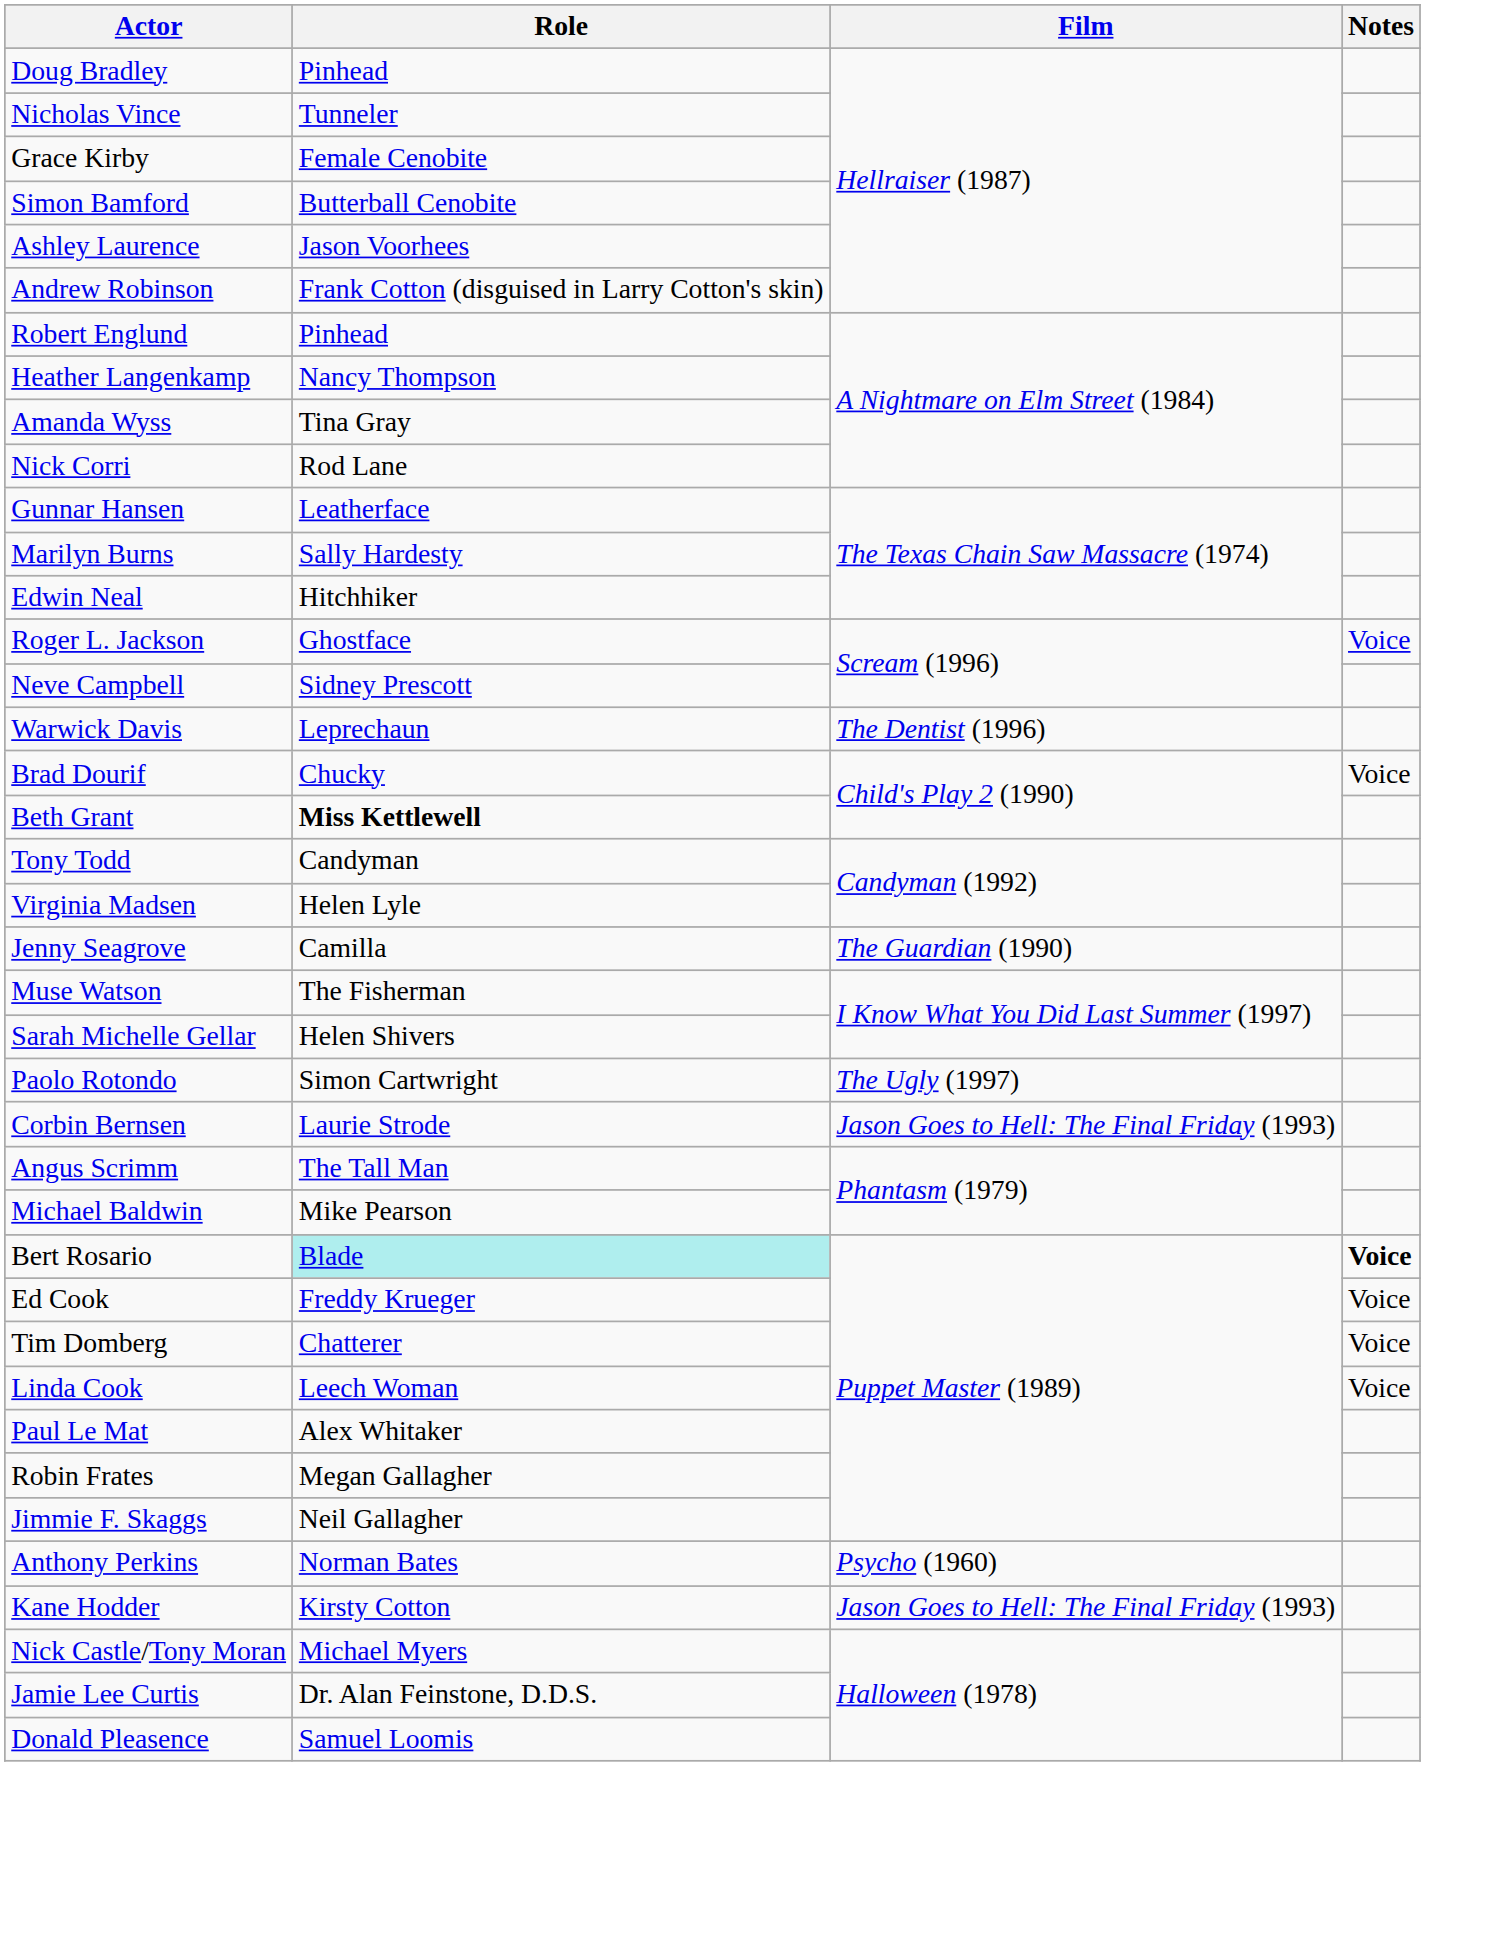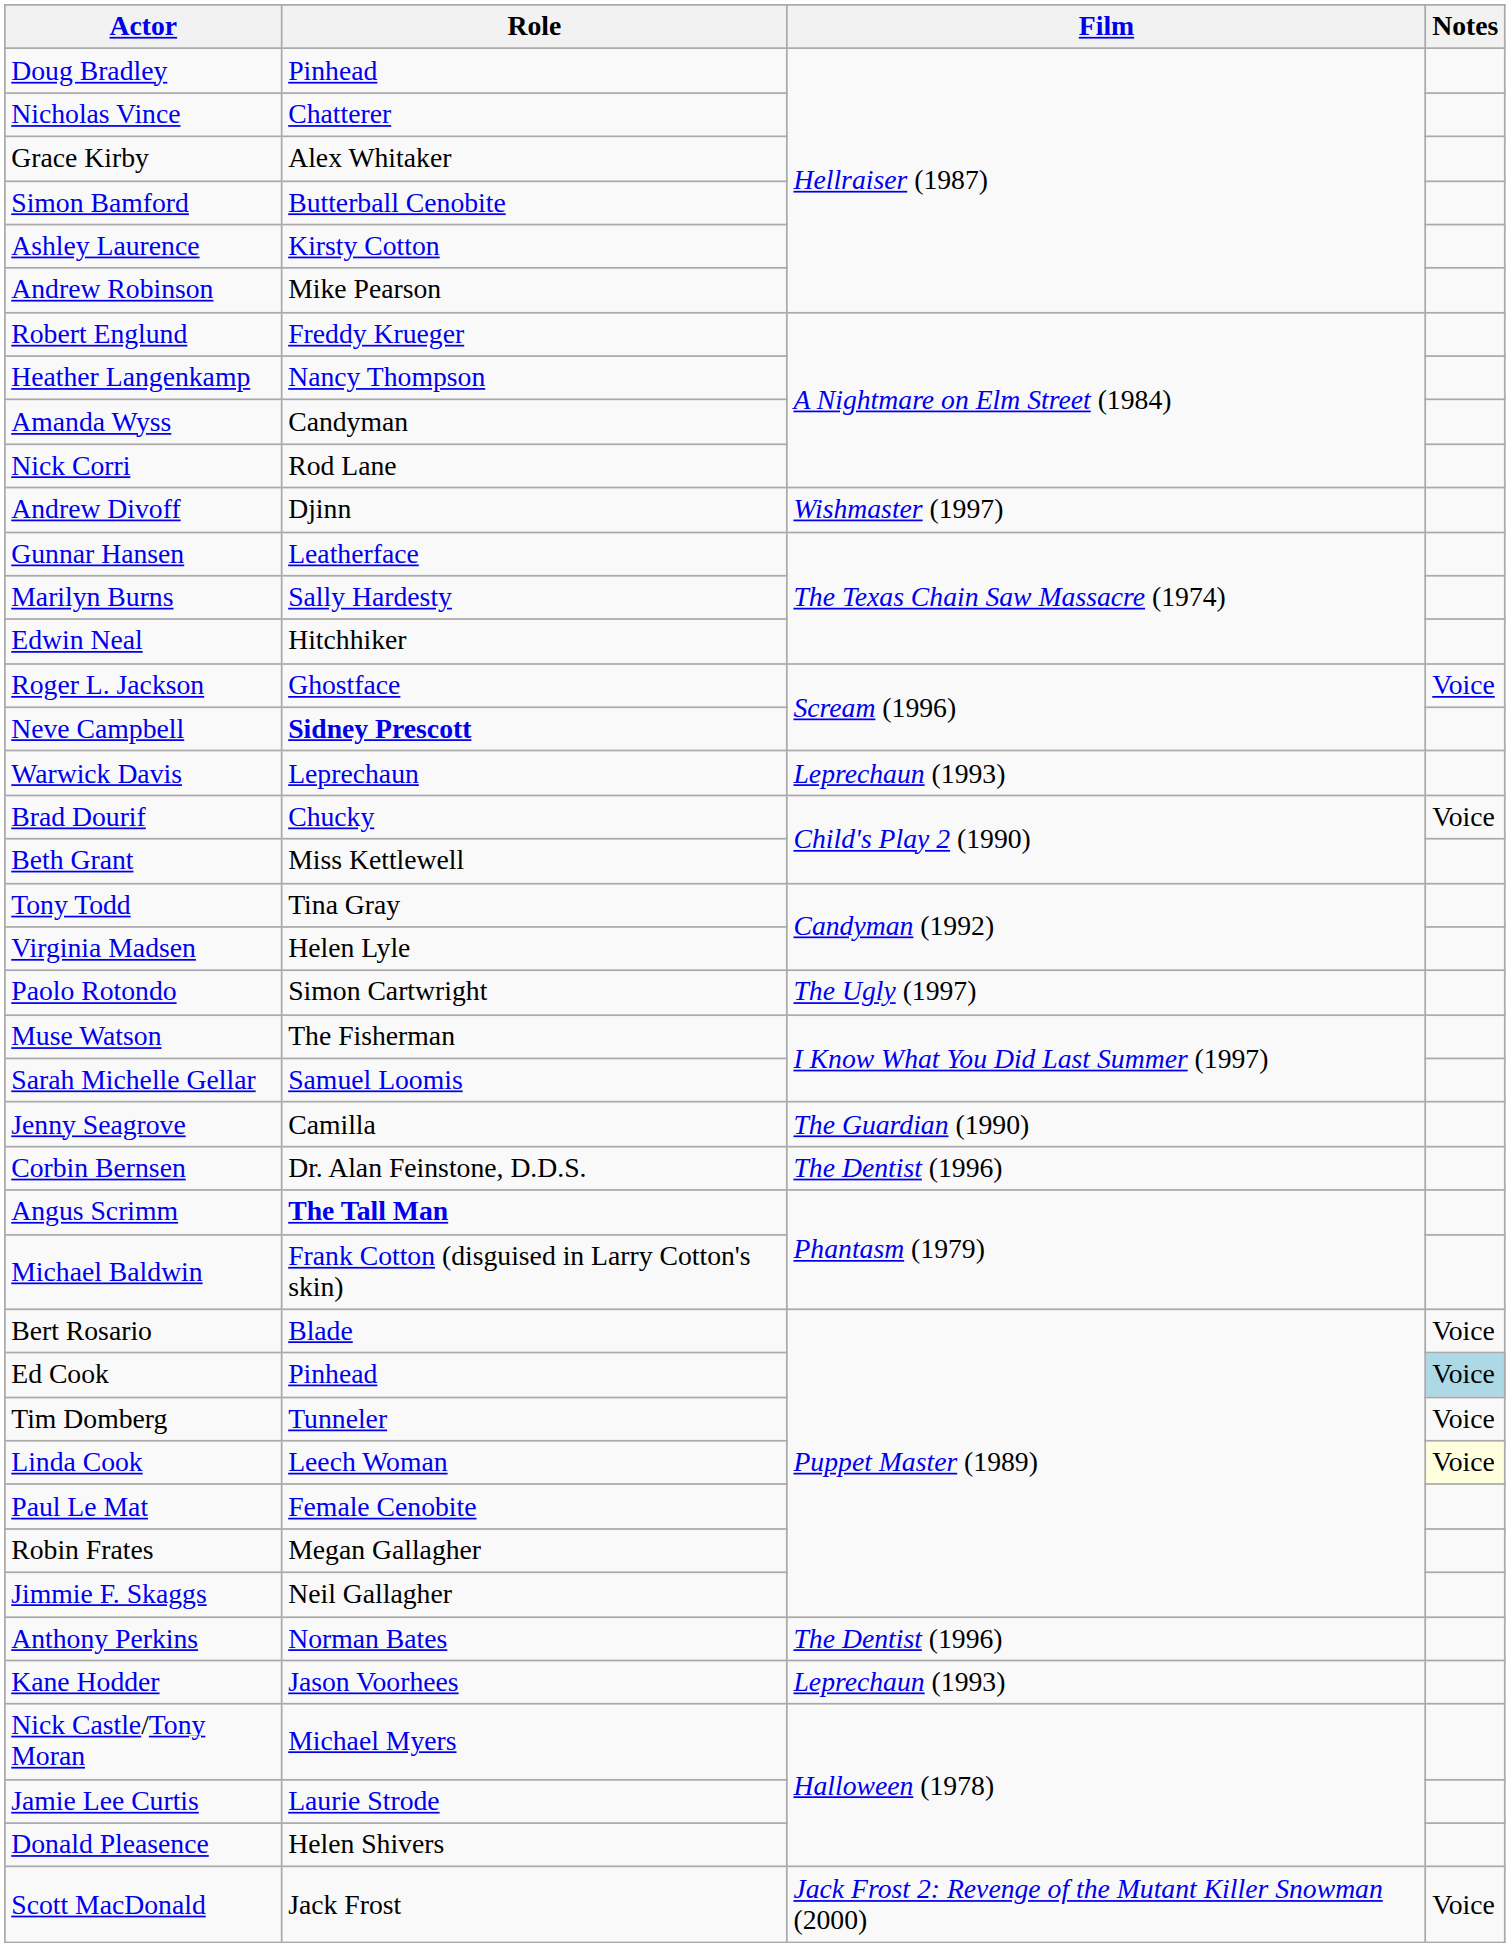(348, 114) Tunneler -> (340, 114) Chatterer
(393, 158) Female Cenobite -> (370, 158) Alex Whitaker
(384, 245) Jason Voorhees -> (364, 245) Kirsty Cotton
(561, 289) Frank Cotton (disguised in Larry Cotton's skin) -> (365, 289) Mike Pearson
(343, 333) Pinhead -> (376, 333) Freddy Krueger
(355, 421) Tina Gray -> (348, 421) Candyman
+ row: (96, 509)
(385, 684) normal -> (380, 728) bold
(941, 728) The Dentist (1996) -> (899, 772) Leprechaun (1993)
(390, 816) bold -> (376, 860) normal
(359, 860) Candyman -> (344, 904) Tina Gray
rows swapped: (94, 1080) <-> (98, 948)
(377, 1036) Helen Shivers -> (375, 1080) Samuel Loomis
(375, 1123) Laurie Strode -> (437, 1167) Dr. Alan Feinstone, D.D.S.
(1086, 1123) Jason Goes to Hell: The Final Friday (1993) -> (898, 1167) The Dentist (1996)
(374, 1167) normal -> (368, 1211) bold
(375, 1211) Mike Pearson -> (519, 1271) Frank Cotton (disguised in Larry Cotton's skin)
(331, 1255) paleturquoise background -> (320, 1330) no background
(1380, 1255) bold -> (1464, 1330) normal
(387, 1299) Freddy Krueger -> (333, 1374) Pinhead
(1379, 1299) no background -> (1464, 1374) lightblue background
(350, 1343) Chatterer -> (338, 1418) Tunneler
(1379, 1387) no background -> (1464, 1462) lightyellow background
(380, 1431) Alex Whitaker -> (382, 1506) Female Cenobite
(917, 1562) Psycho (1960) -> (898, 1637) The Dentist (1996)
(375, 1606) Kirsty Cotton -> (373, 1681) Jason Voorhees
(1086, 1606) Jason Goes to Hell: The Final Friday (1993) -> (899, 1681) Leprechaun (1993)
(448, 1694) Dr. Alan Feinstone, D.D.S. -> (364, 1800) Laurie Strode
(386, 1738) Samuel Loomis -> (366, 1844) Helen Shivers
+ row: (108, 1904)
